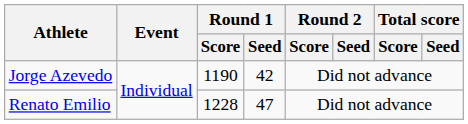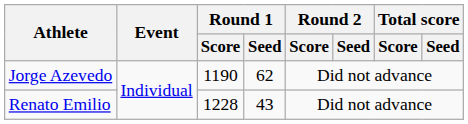(265, 75) 42 -> (265, 75) 62
(265, 104) 47 -> (265, 104) 43
